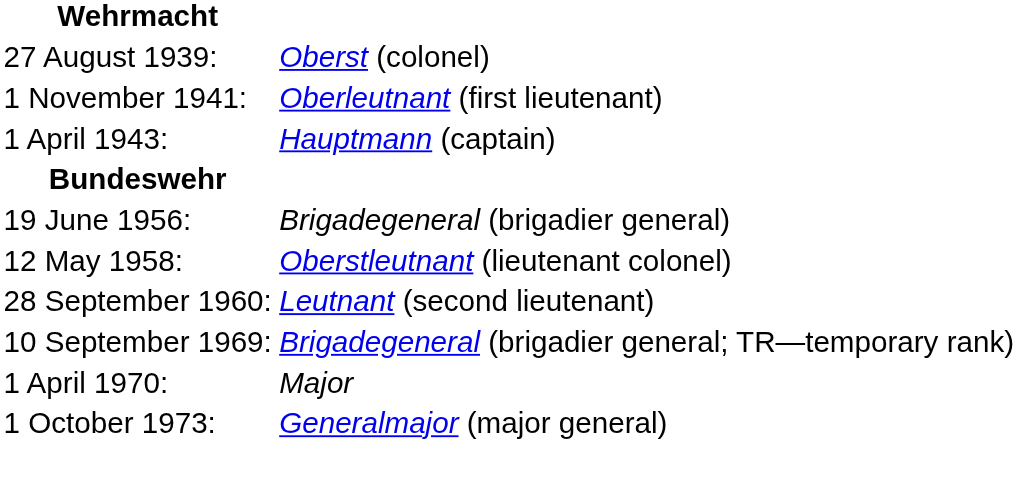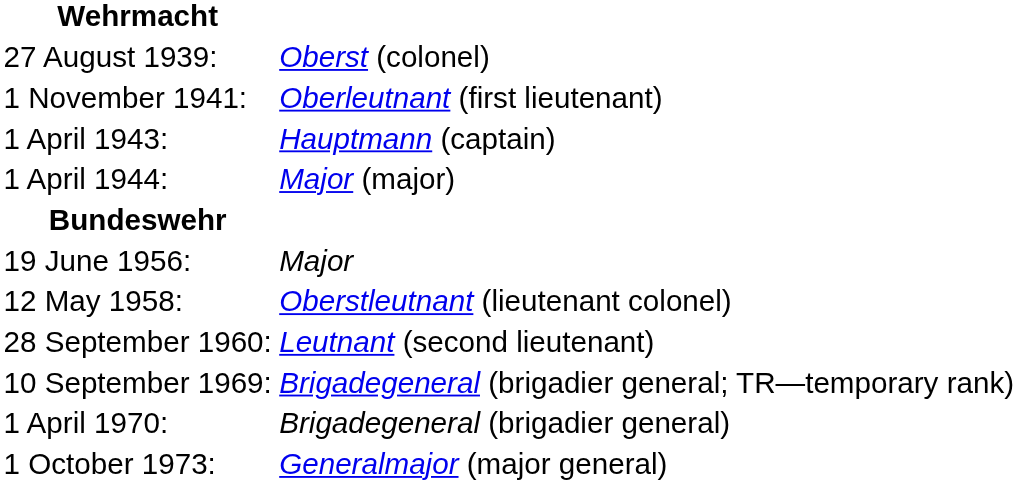+ row: (86, 179)
(505, 220) Brigadegeneral (brigadier general) -> (316, 260) Major
(316, 383) Major -> (505, 423) Brigadegeneral (brigadier general)
